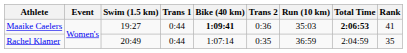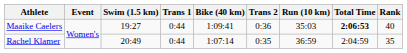(220, 26) bold -> (220, 26) normal
(390, 26) 41 -> (390, 26) 40
